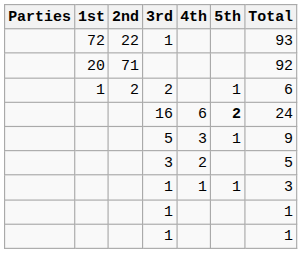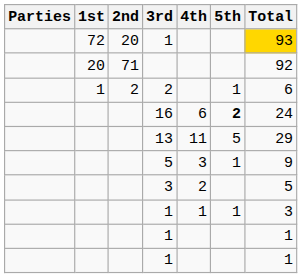(130, 41) 22 -> (130, 41) 20
(284, 41) no background -> (284, 41) gold background
+ row: (92, 139)
